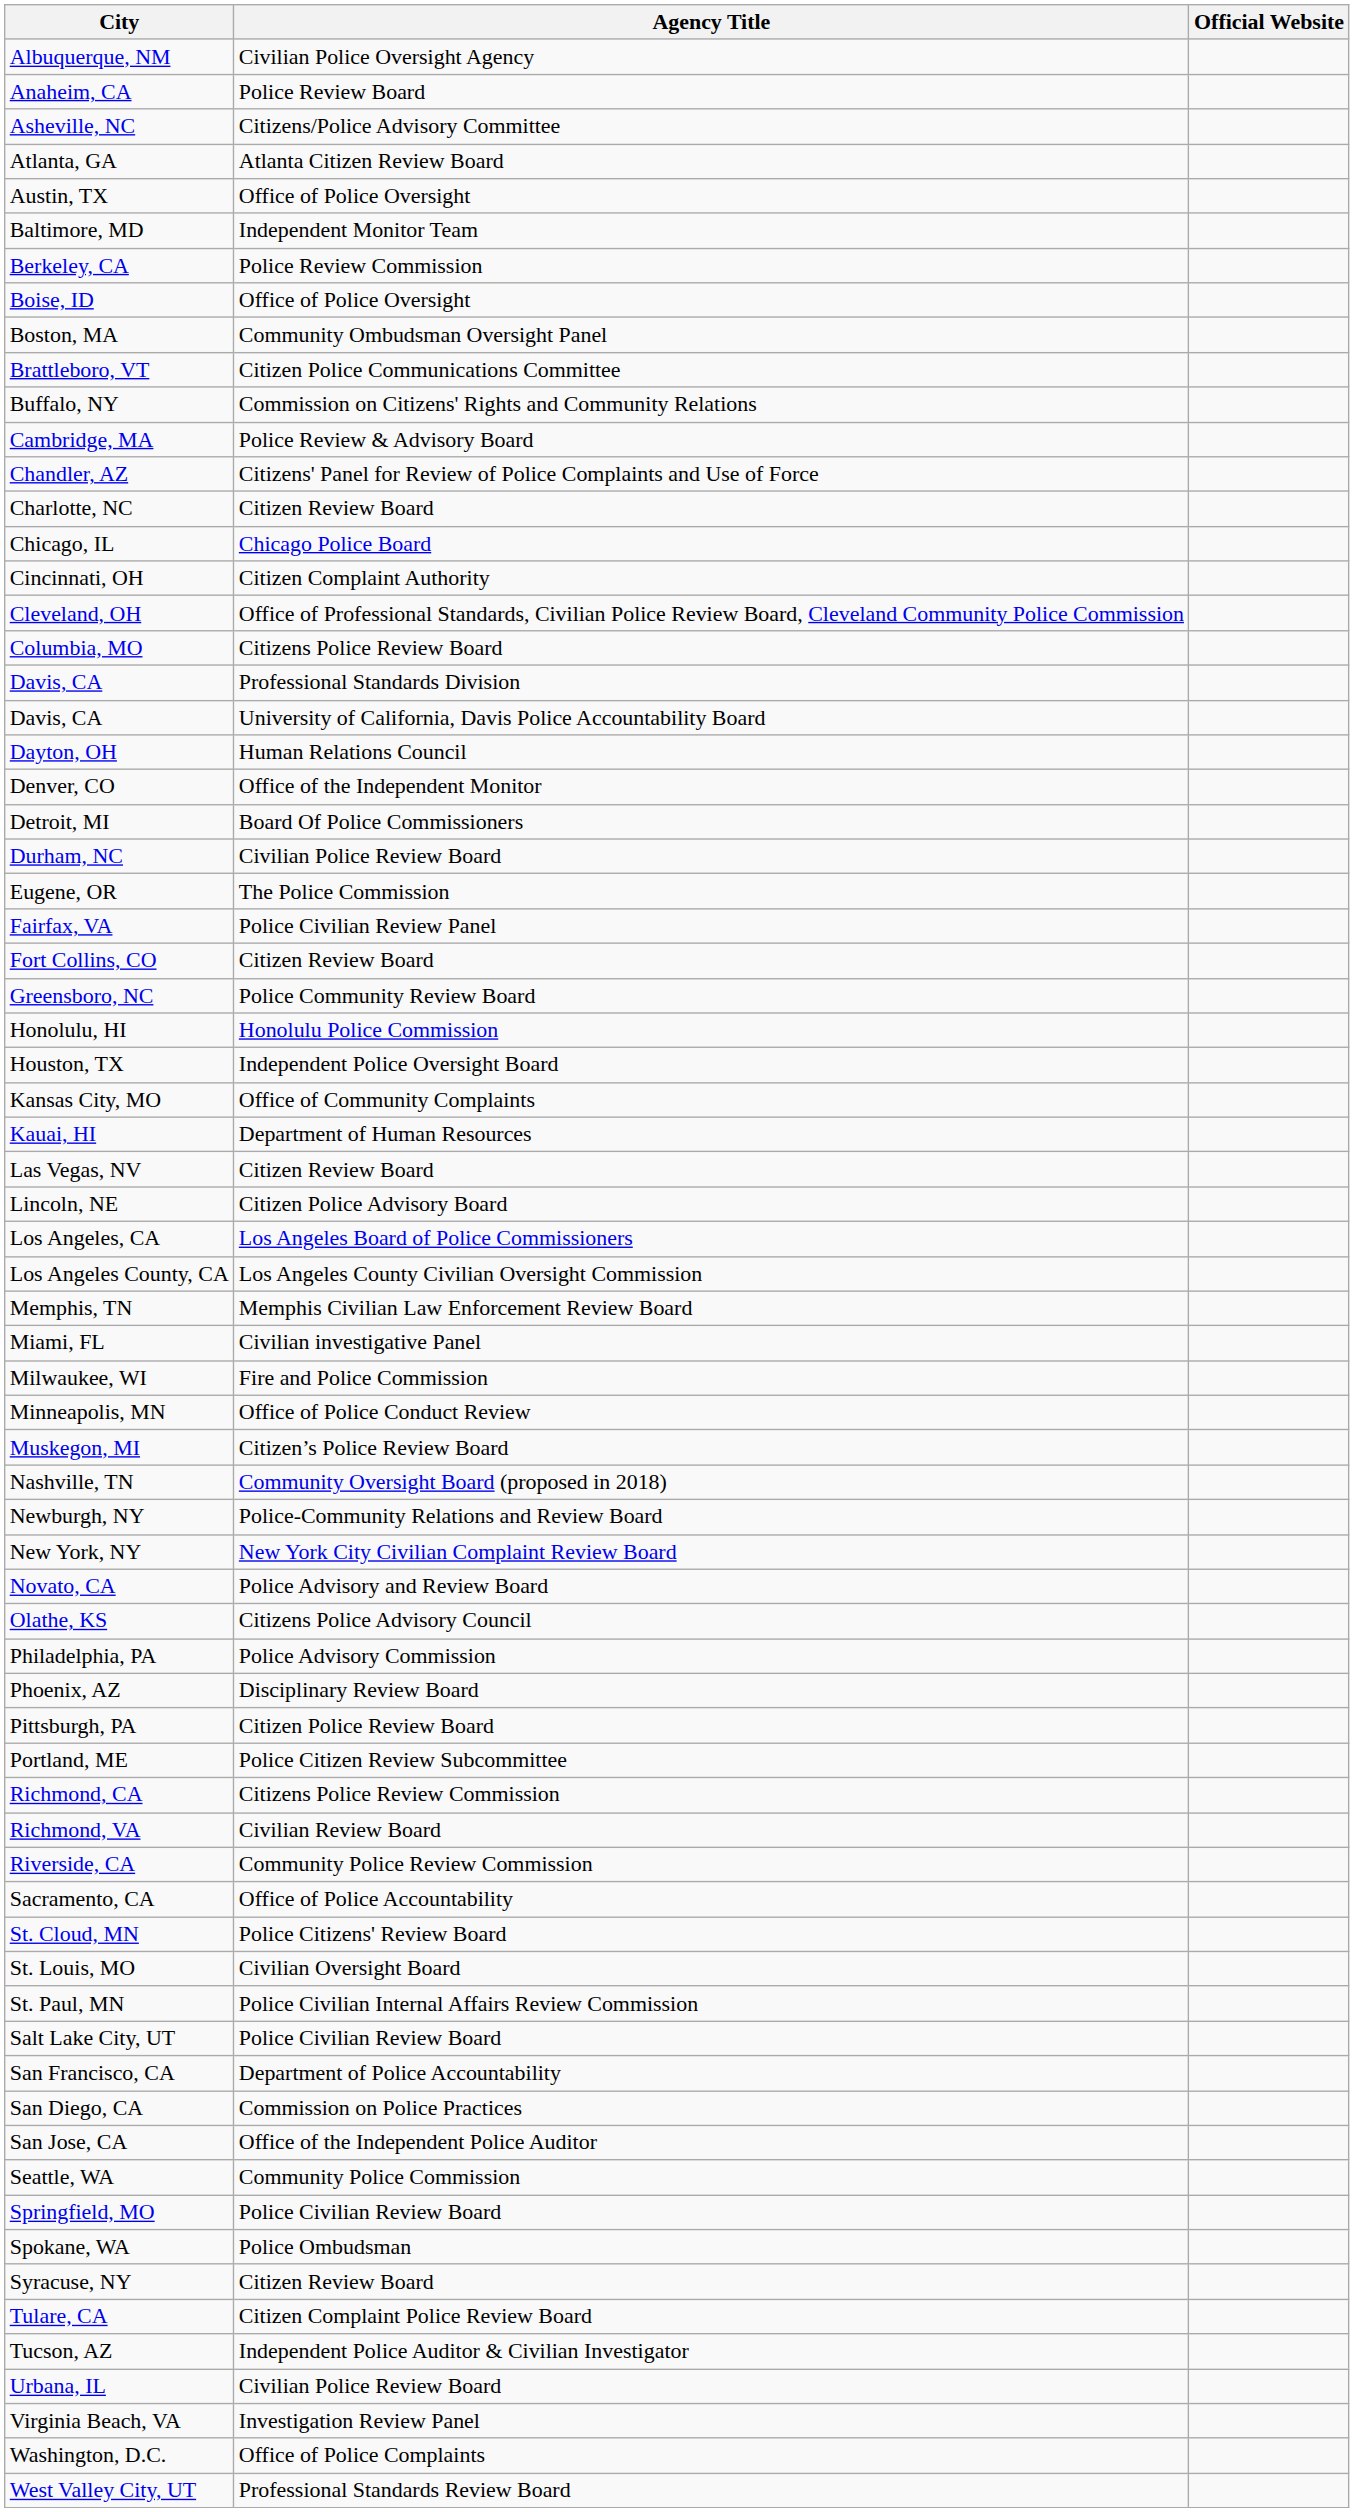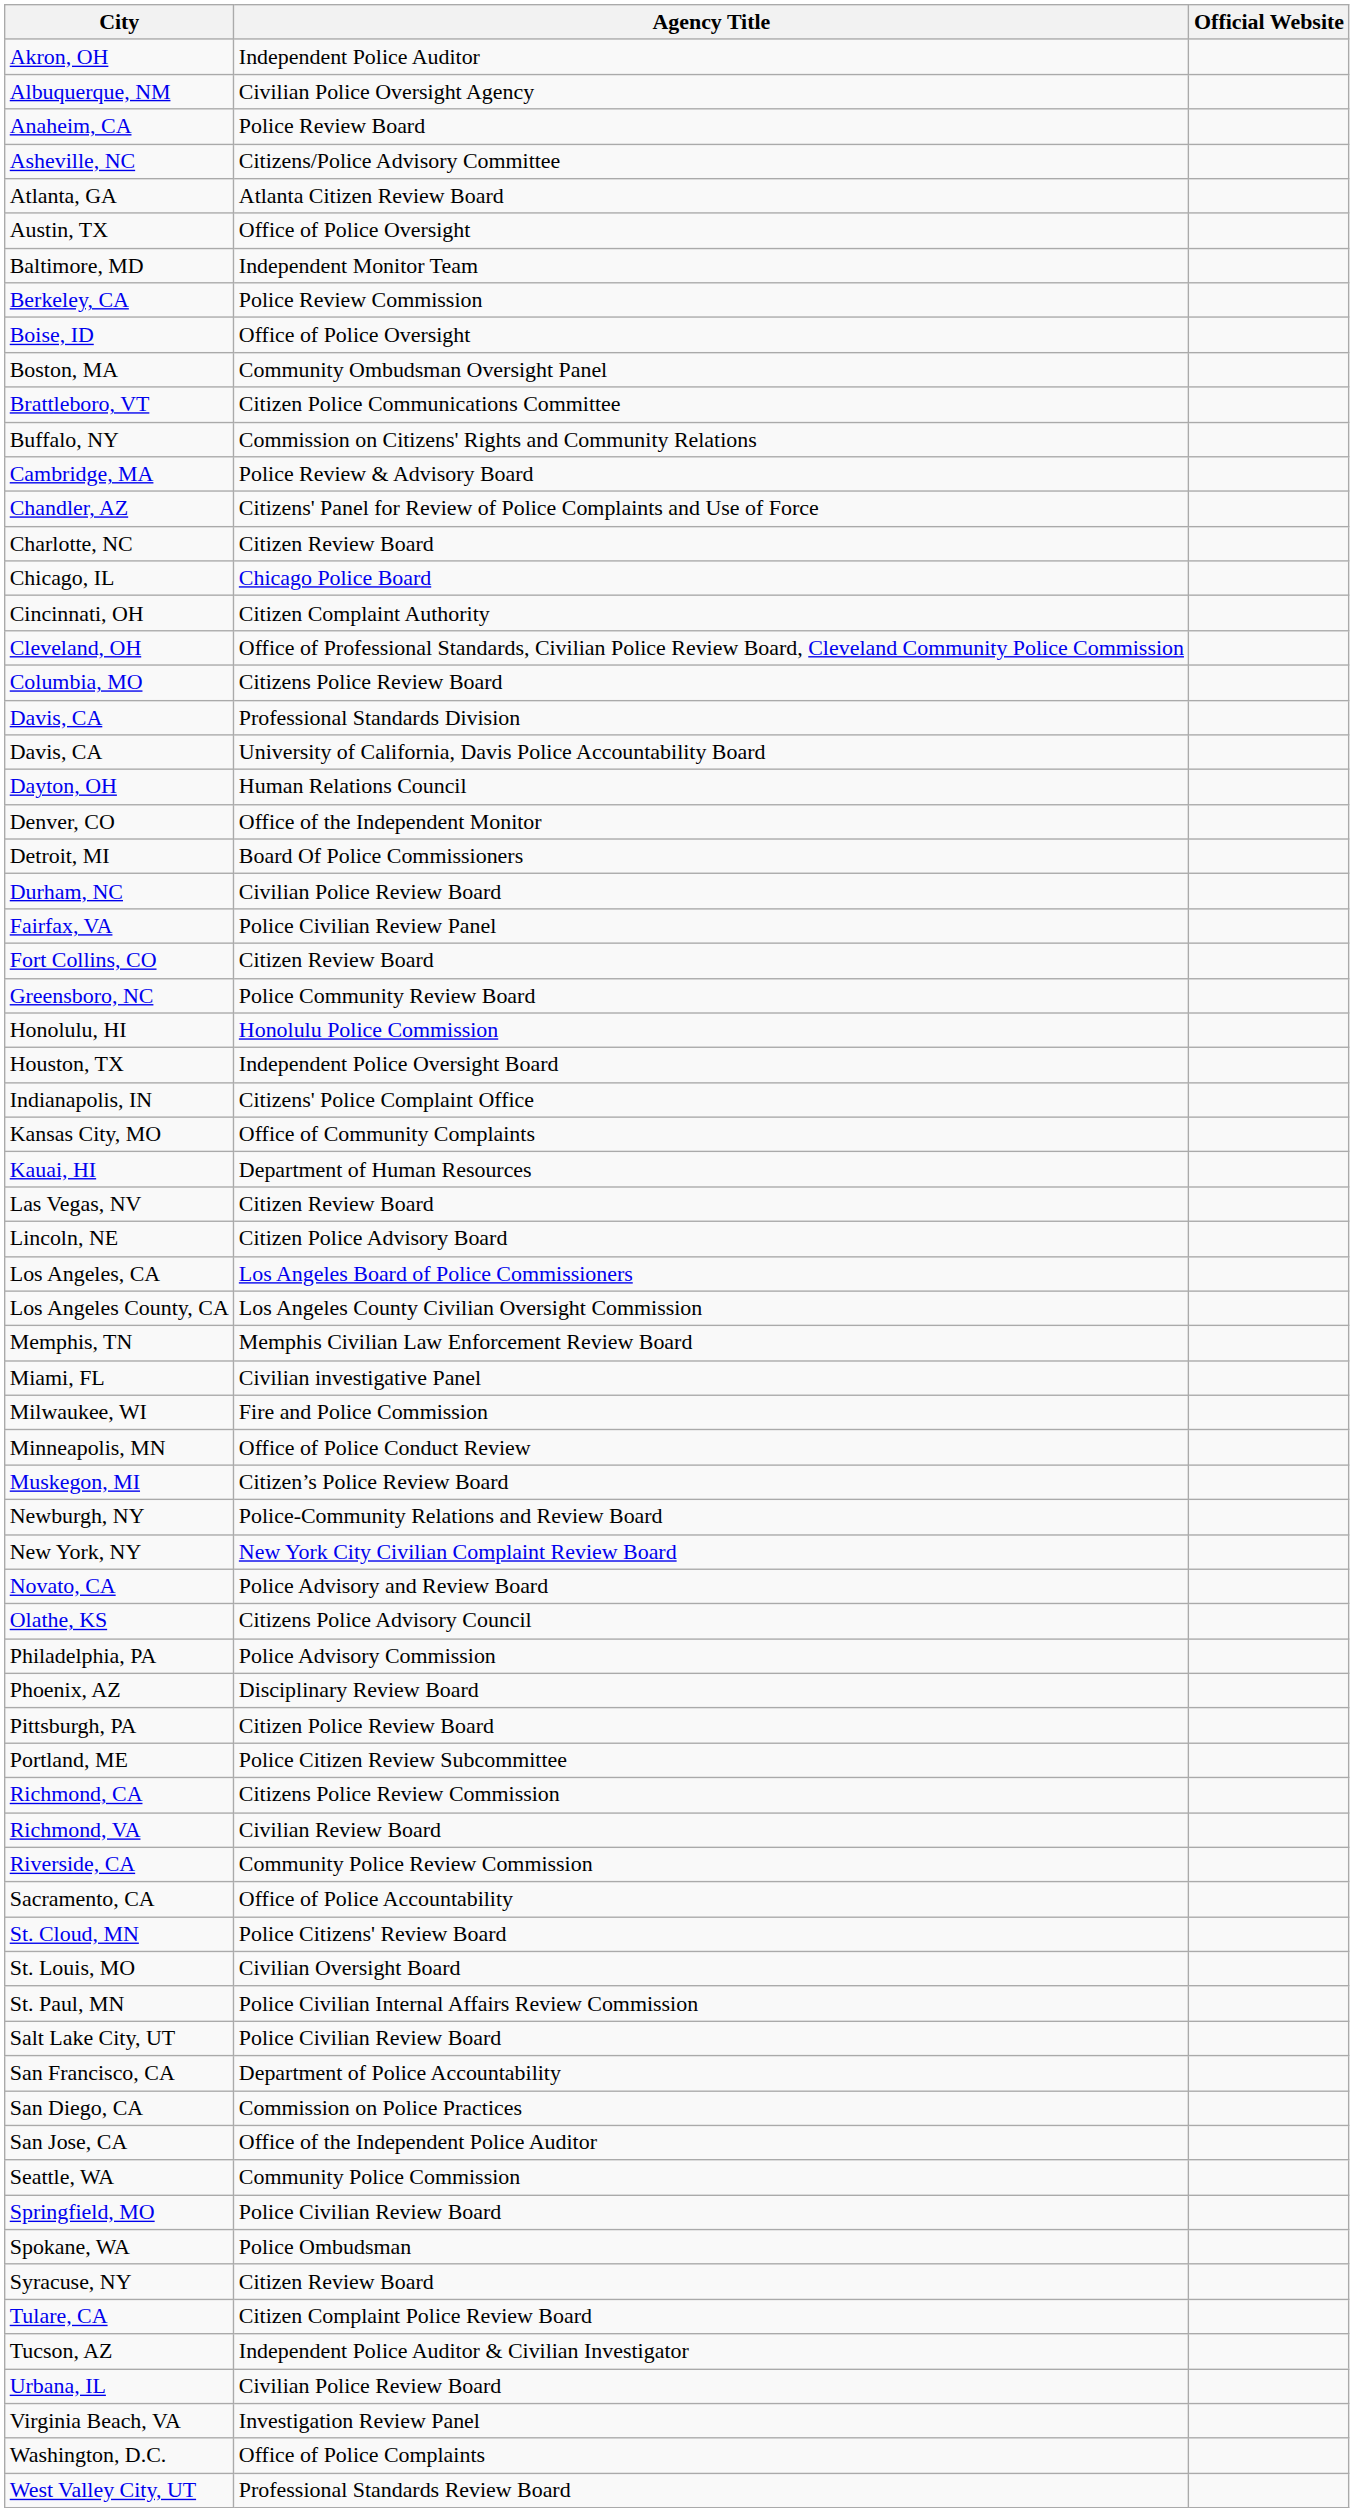+ row: (59, 56)
- row: (63, 890)
+ row: (81, 1099)
- row: (72, 1481)
